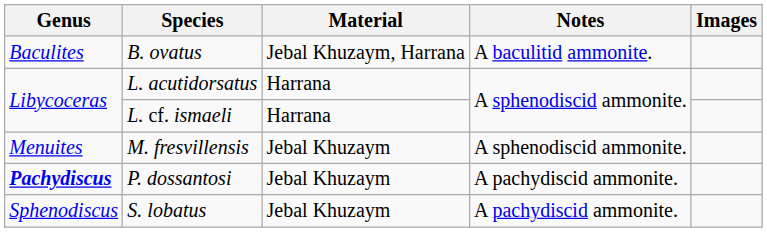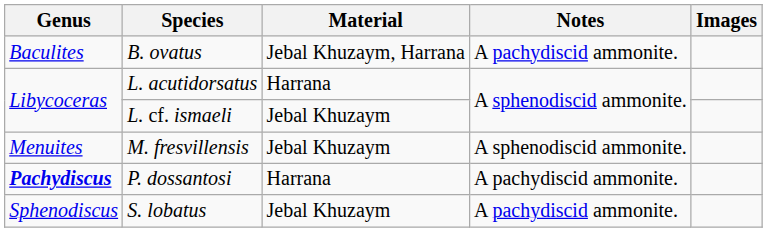(563, 52) A baculitid ammonite. -> (576, 52) A pachydiscid ammonite.
(299, 115) Harrana -> (329, 115) Jebal Khuzaym
(329, 178) Jebal Khuzaym -> (299, 178) Harrana
